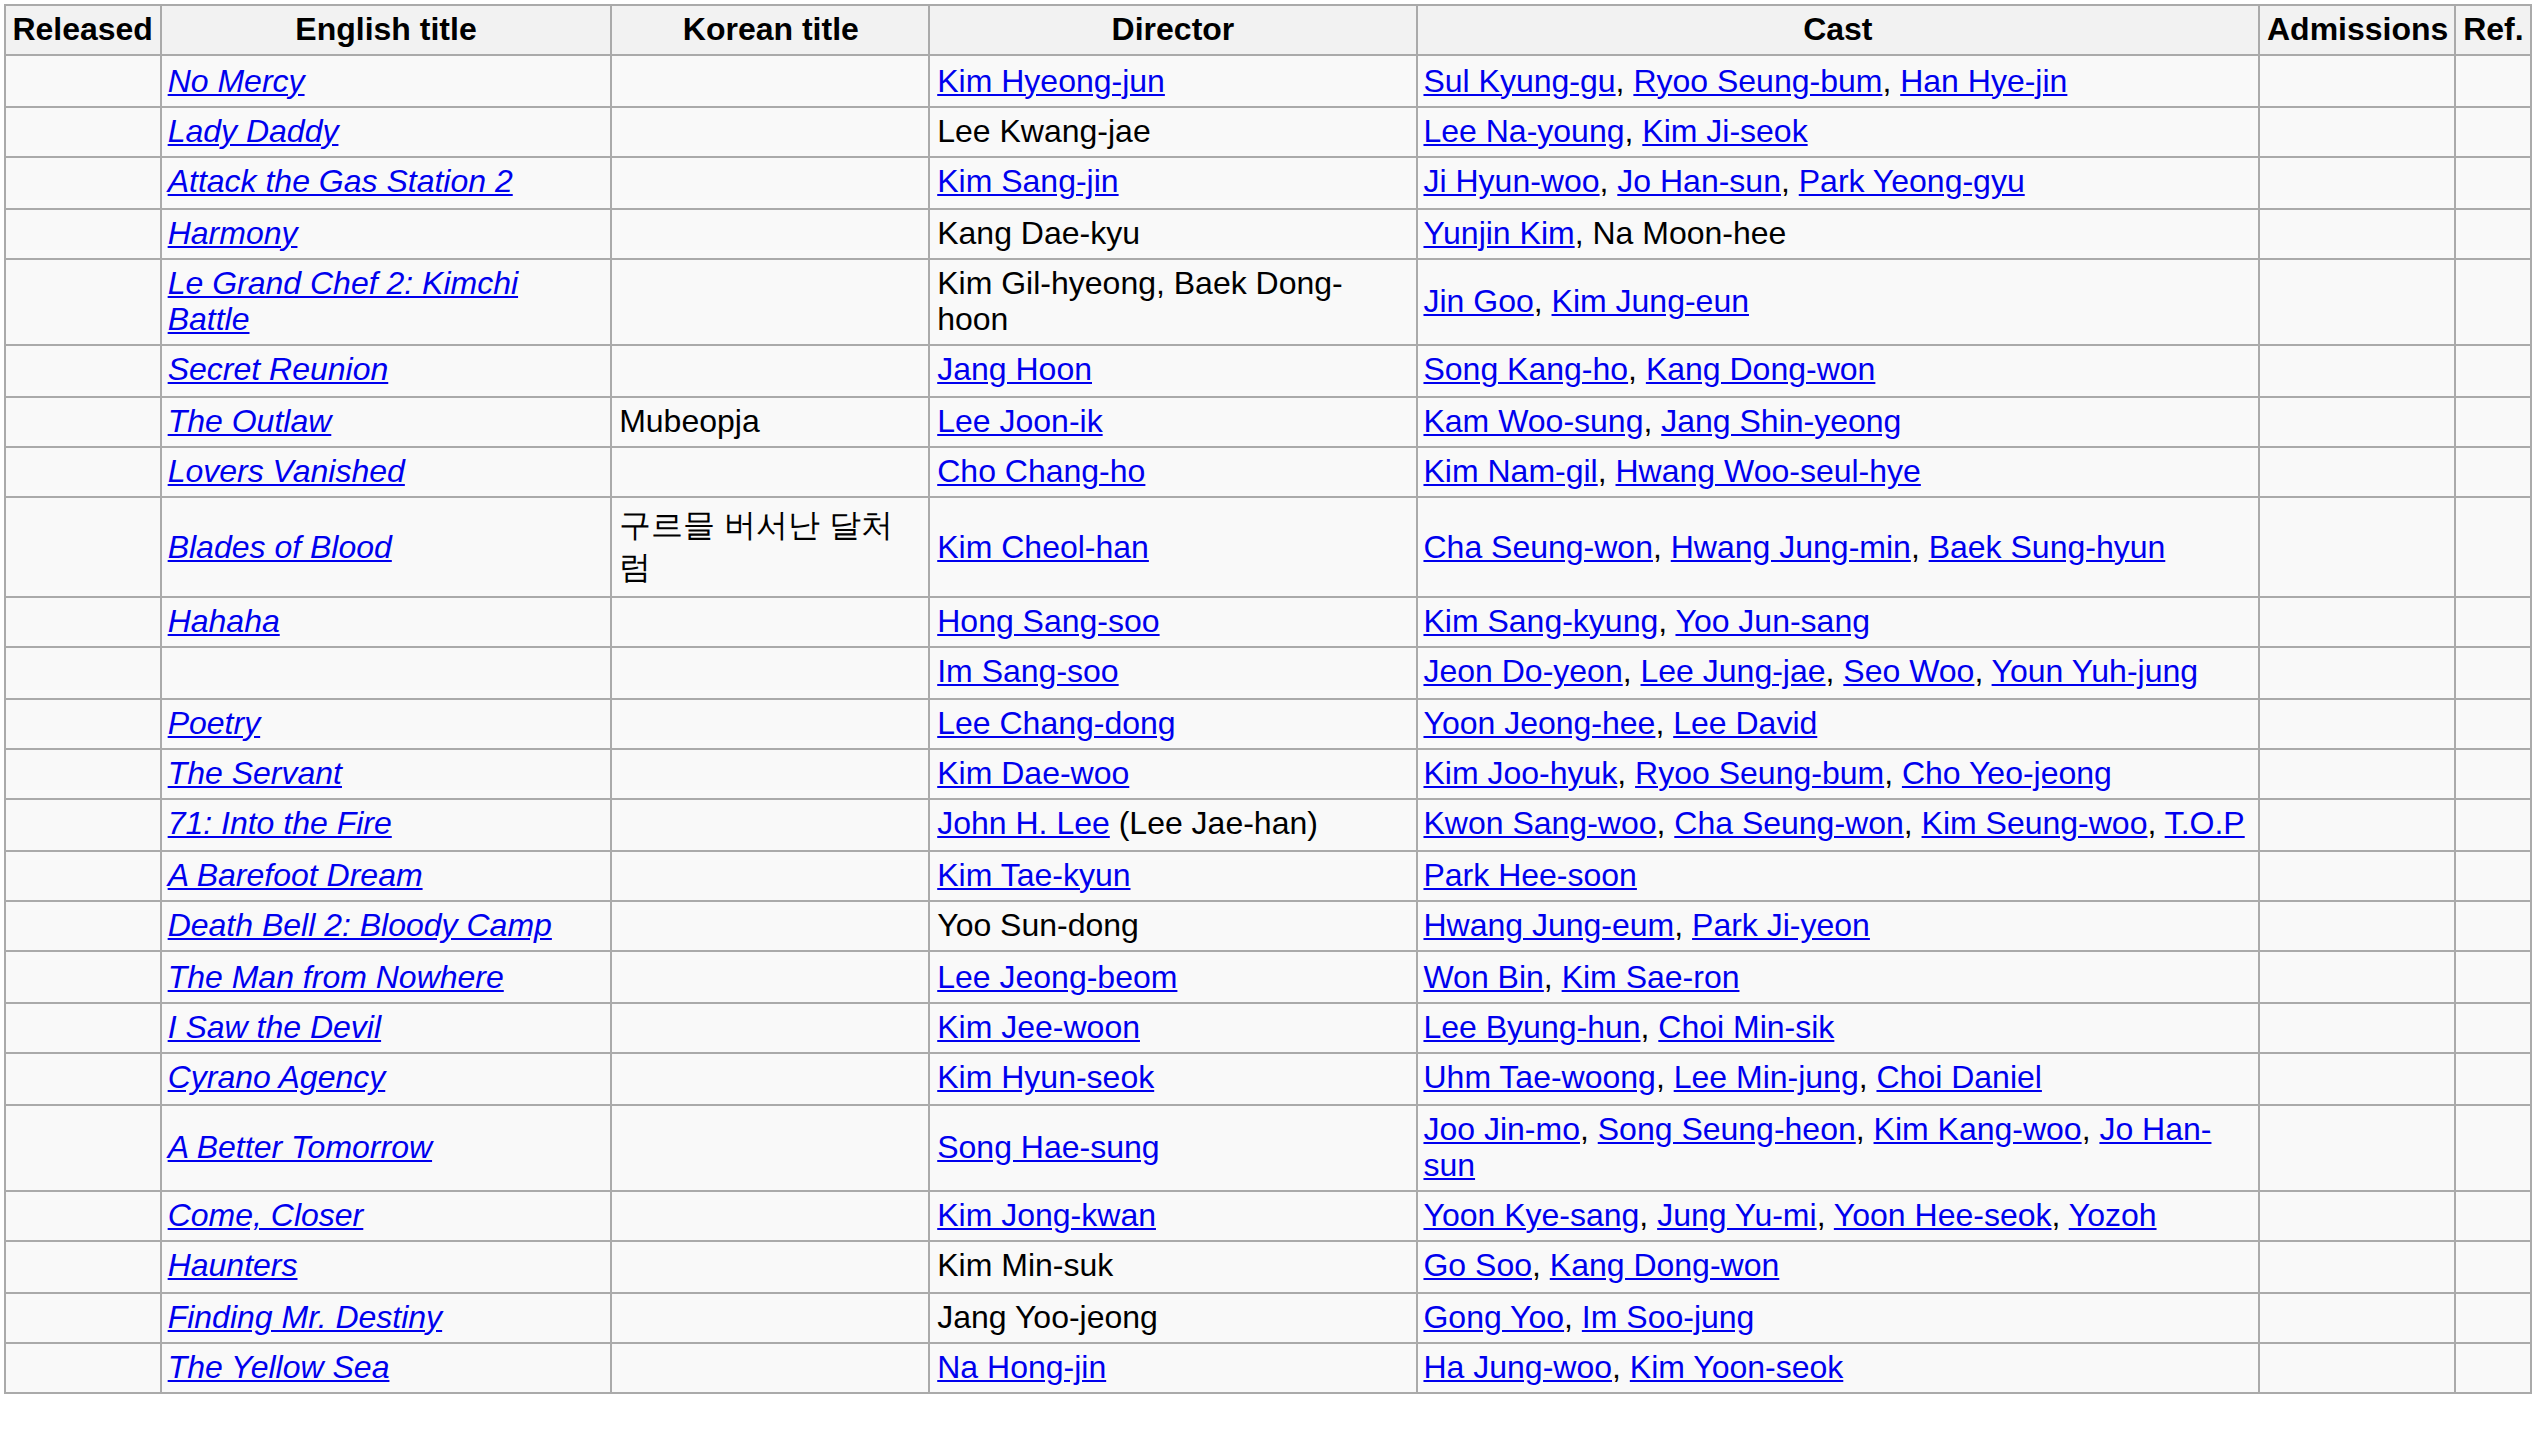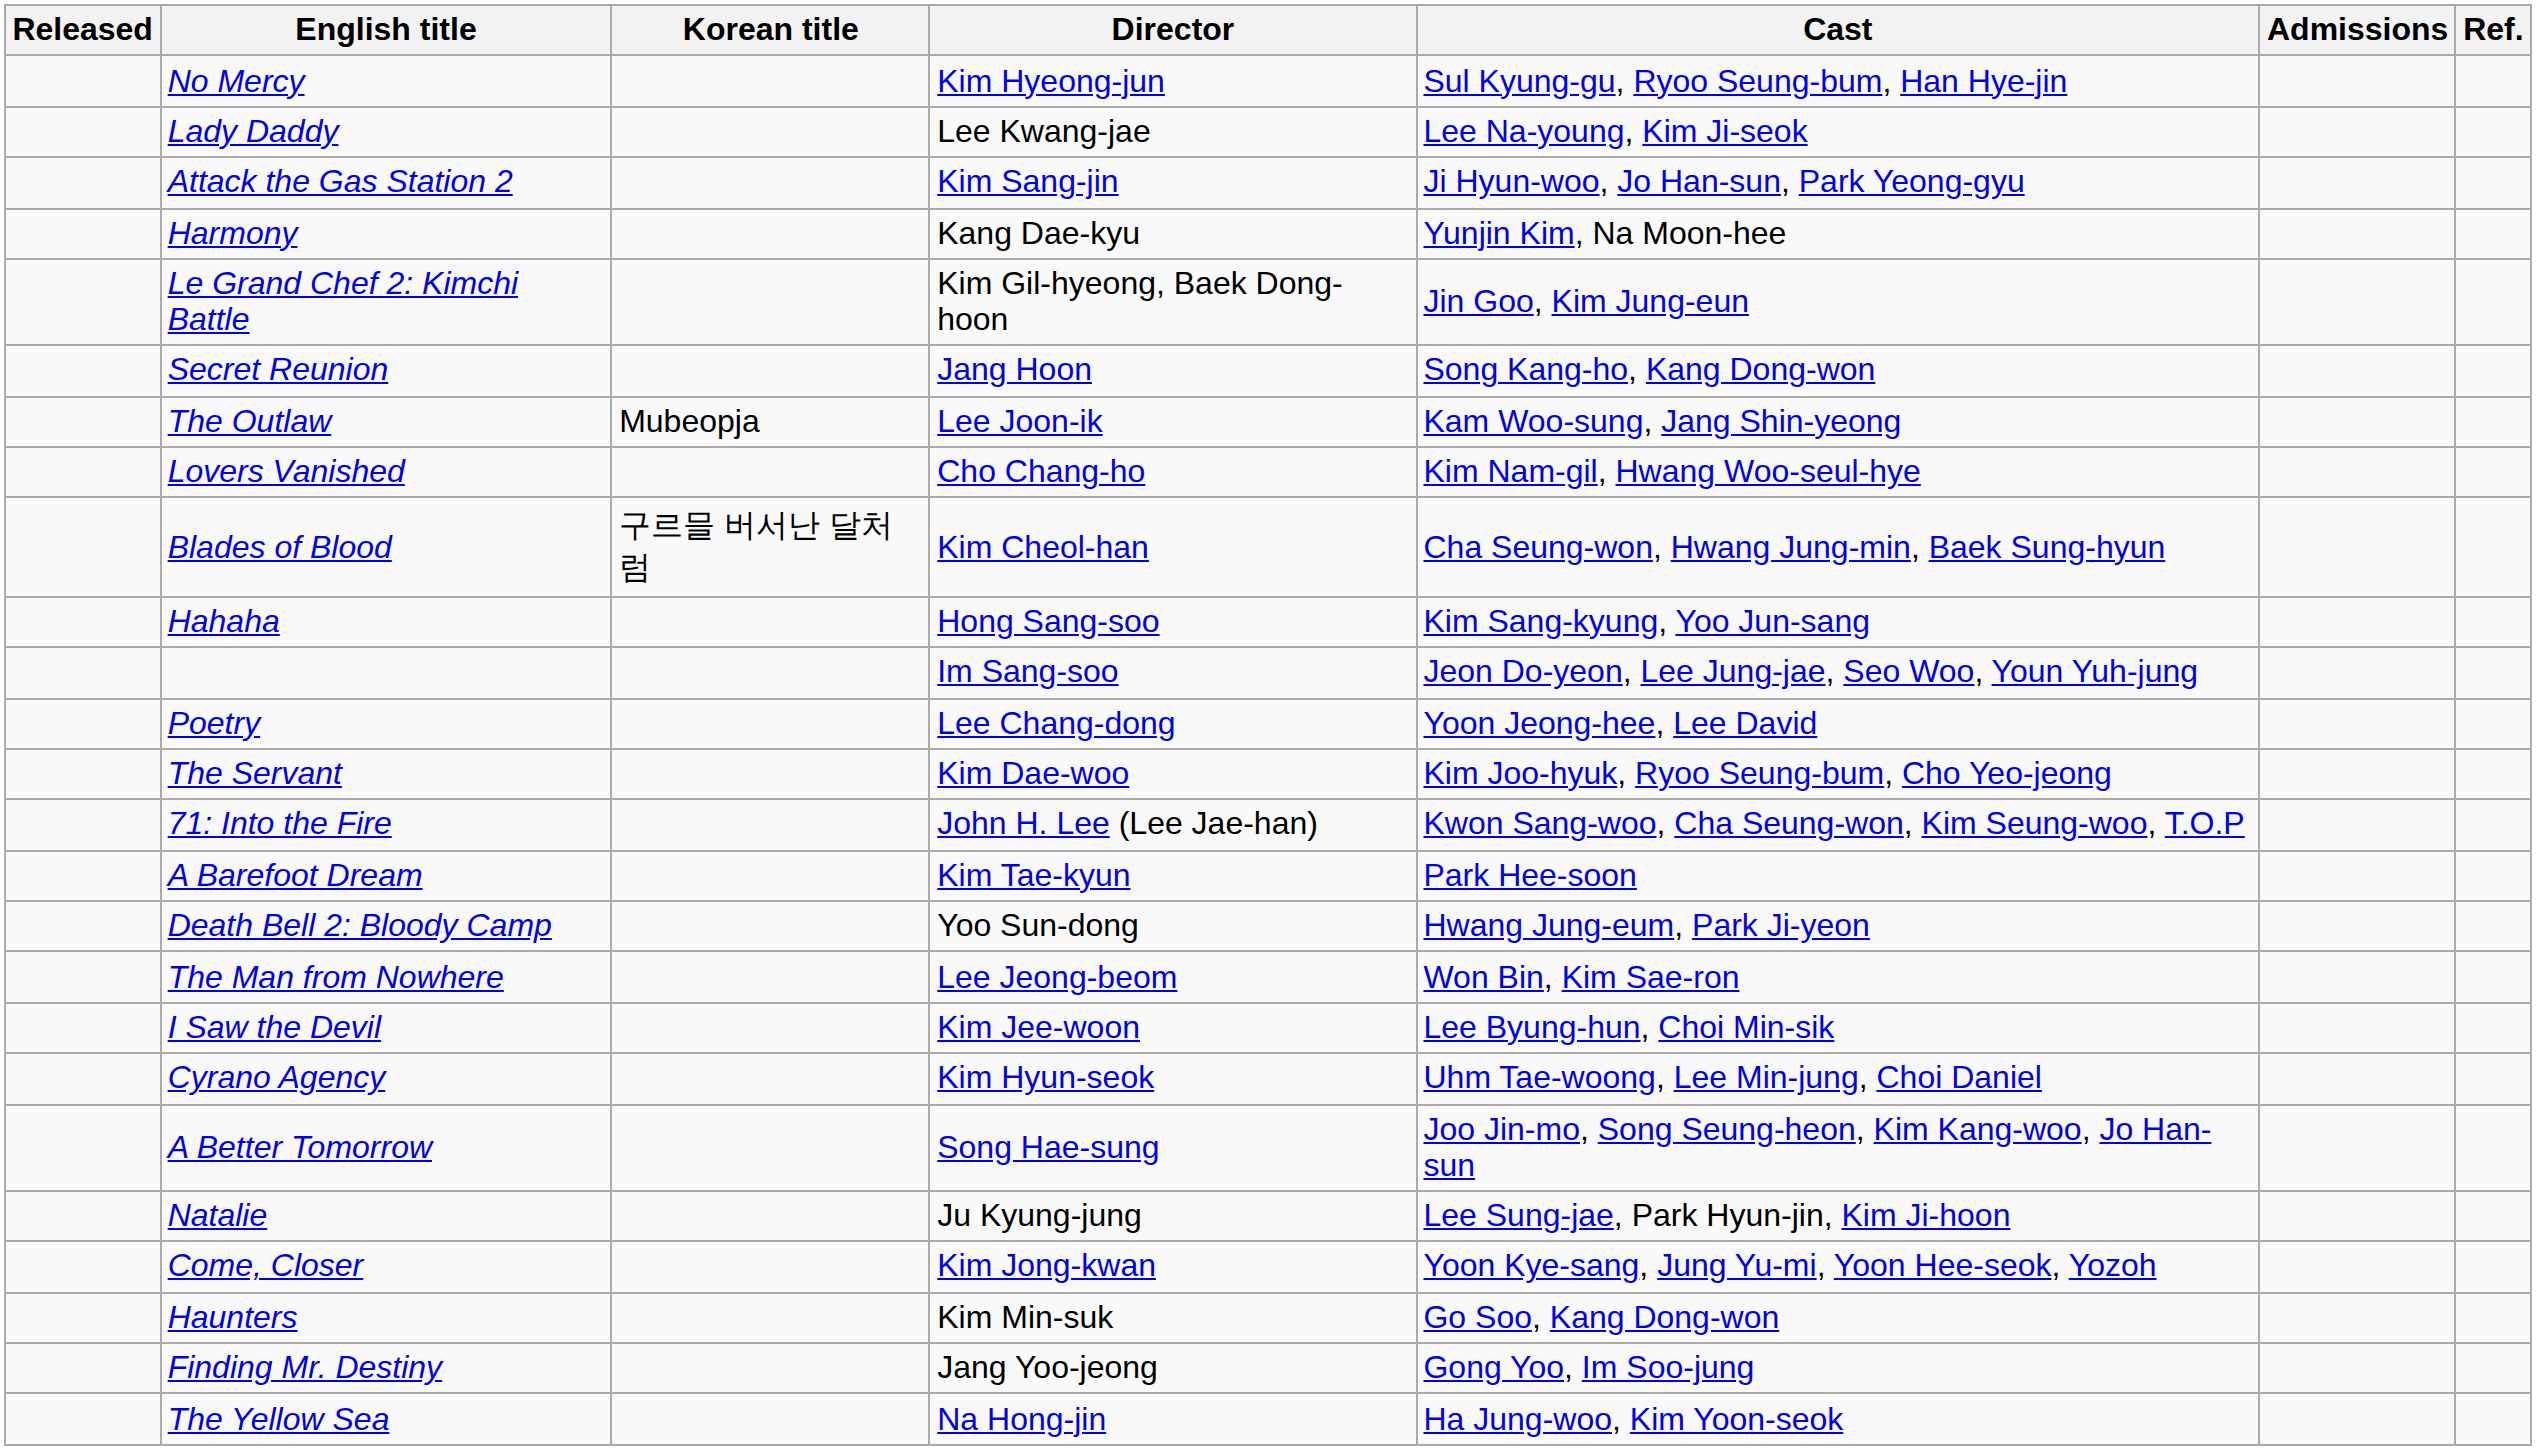+ row: (217, 1215)
